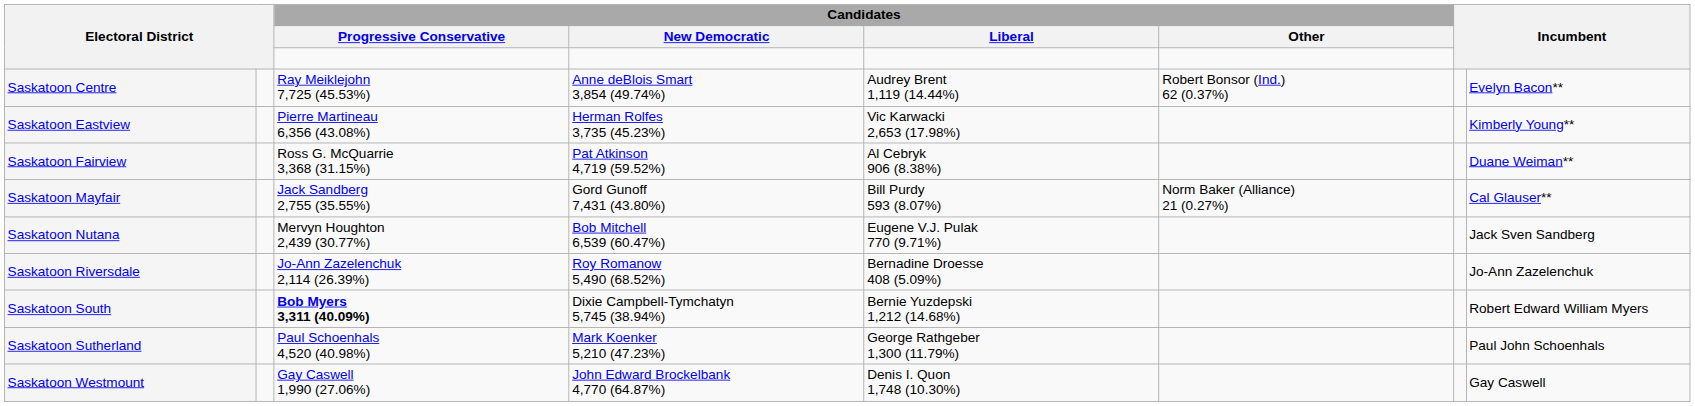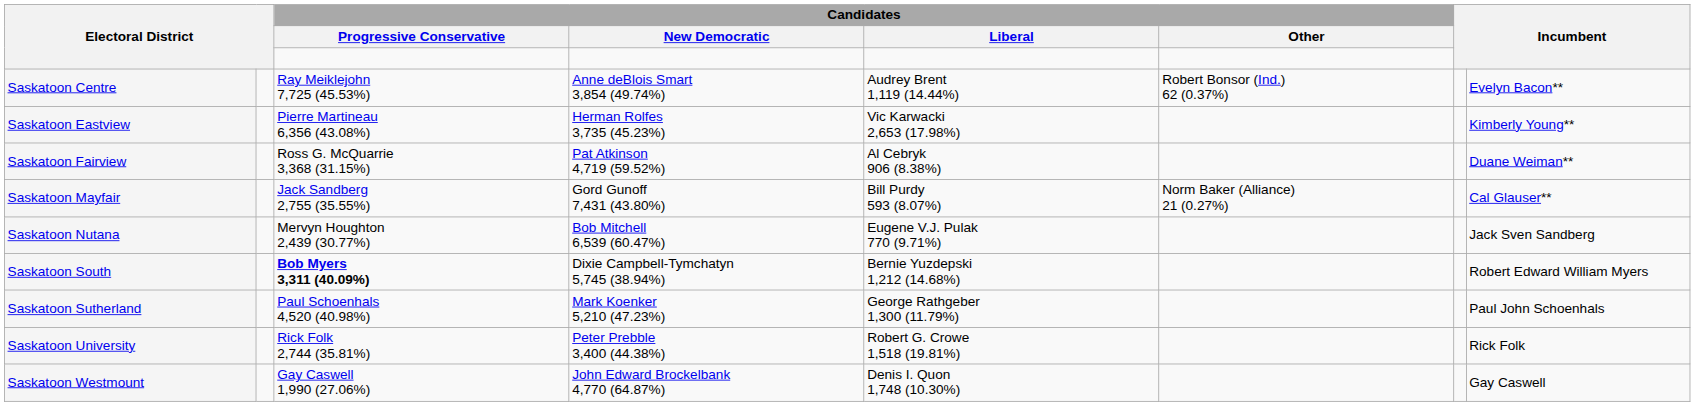- row: (74, 271)
+ row: (71, 345)
